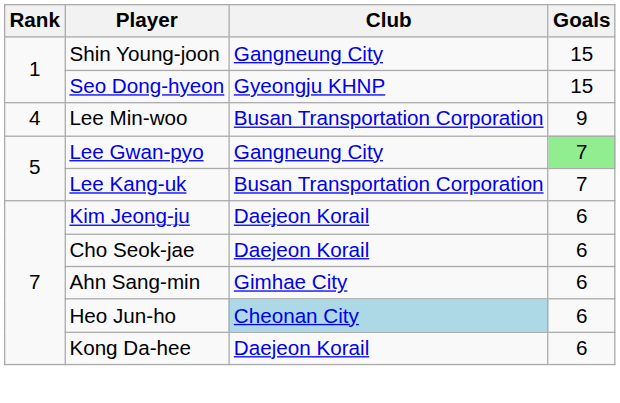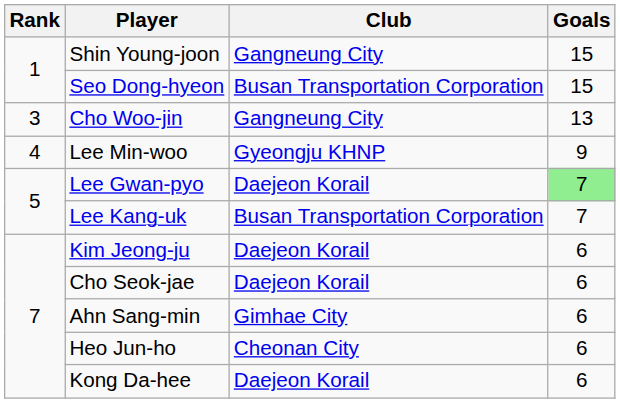(310, 86) Gyeongju KHNP -> (389, 86) Busan Transportation Corporation
+ row: (126, 119)
(389, 119) Busan Transportation Corporation -> (310, 151) Gyeongju KHNP
(308, 151) Gangneung City -> (302, 184) Daejeon Korail
(296, 315) lightblue background -> (296, 348) no background
